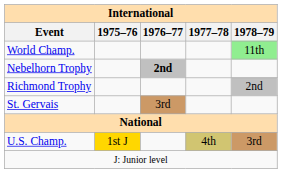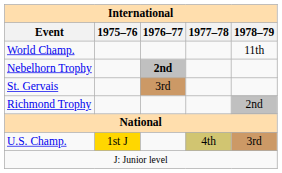(254, 50) lightgreen background -> (254, 50) no background
rows swapped: (49, 86) <-> (33, 104)
